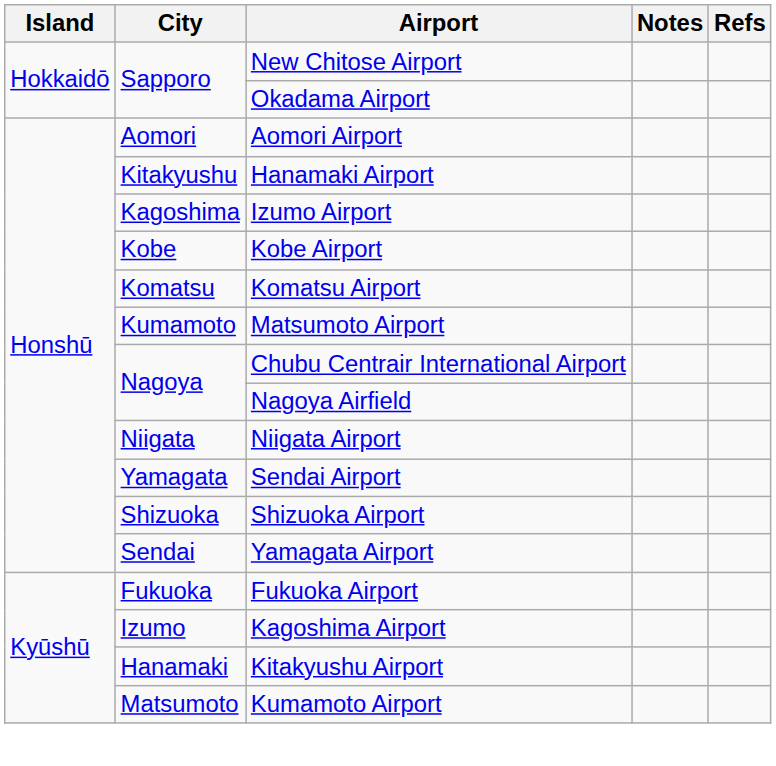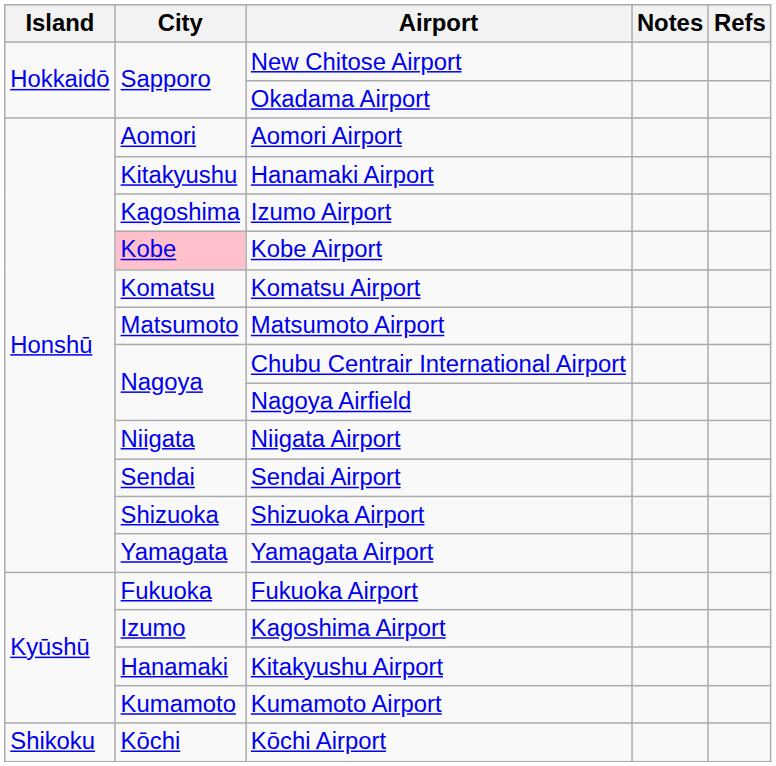(148, 250) no background -> (148, 250) pink background
(178, 325) Kumamoto -> (180, 325) Matsumoto
(174, 477) Yamagata -> (158, 477) Sendai
(158, 552) Sendai -> (174, 552) Yamagata
(180, 703) Matsumoto -> (178, 703) Kumamoto
+ row: (318, 741)
